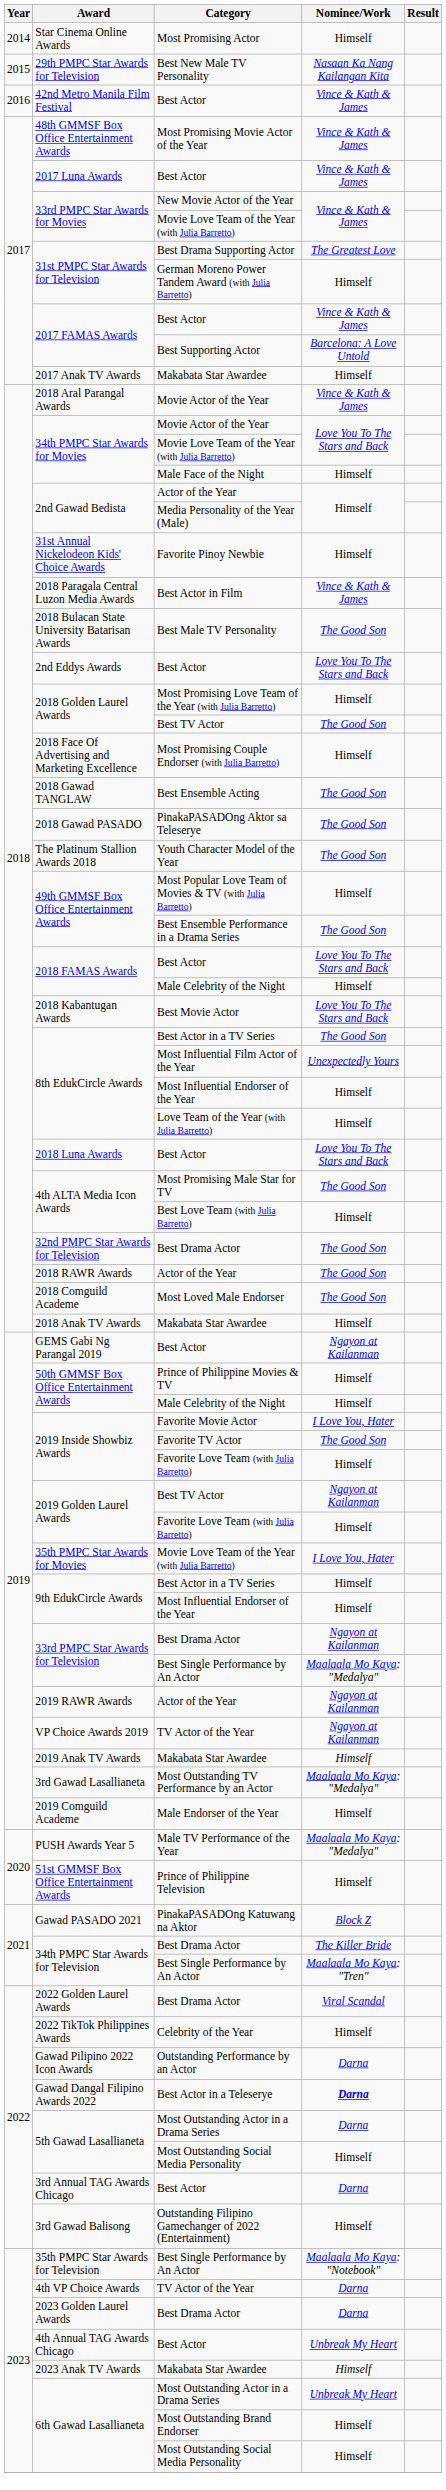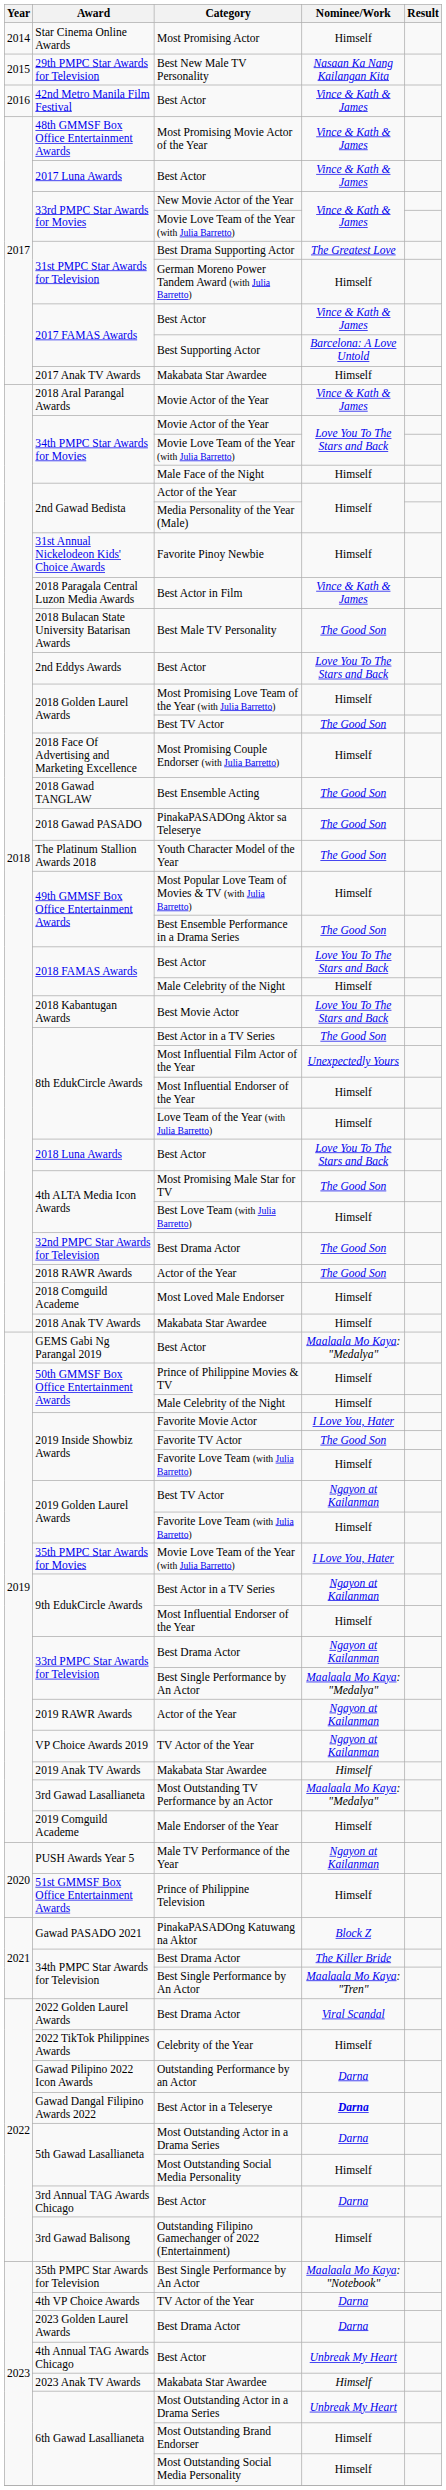(353, 1298) The Good Son -> (353, 1298) Himself
(353, 1347) Ngayon at Kailanman -> (353, 1347) Maalaala Mo Kaya: "Medalya"
(353, 1583) Himself -> (353, 1589) Ngayon at Kailanman
(353, 1845) Maalaala Mo Kaya: "Medalya" -> (353, 1858) Ngayon at Kailanman
